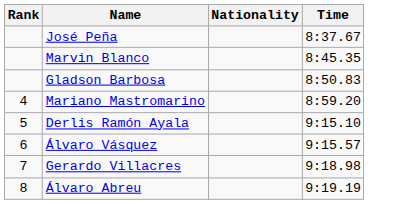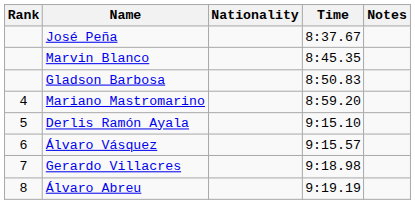+ column: (387, 15)
